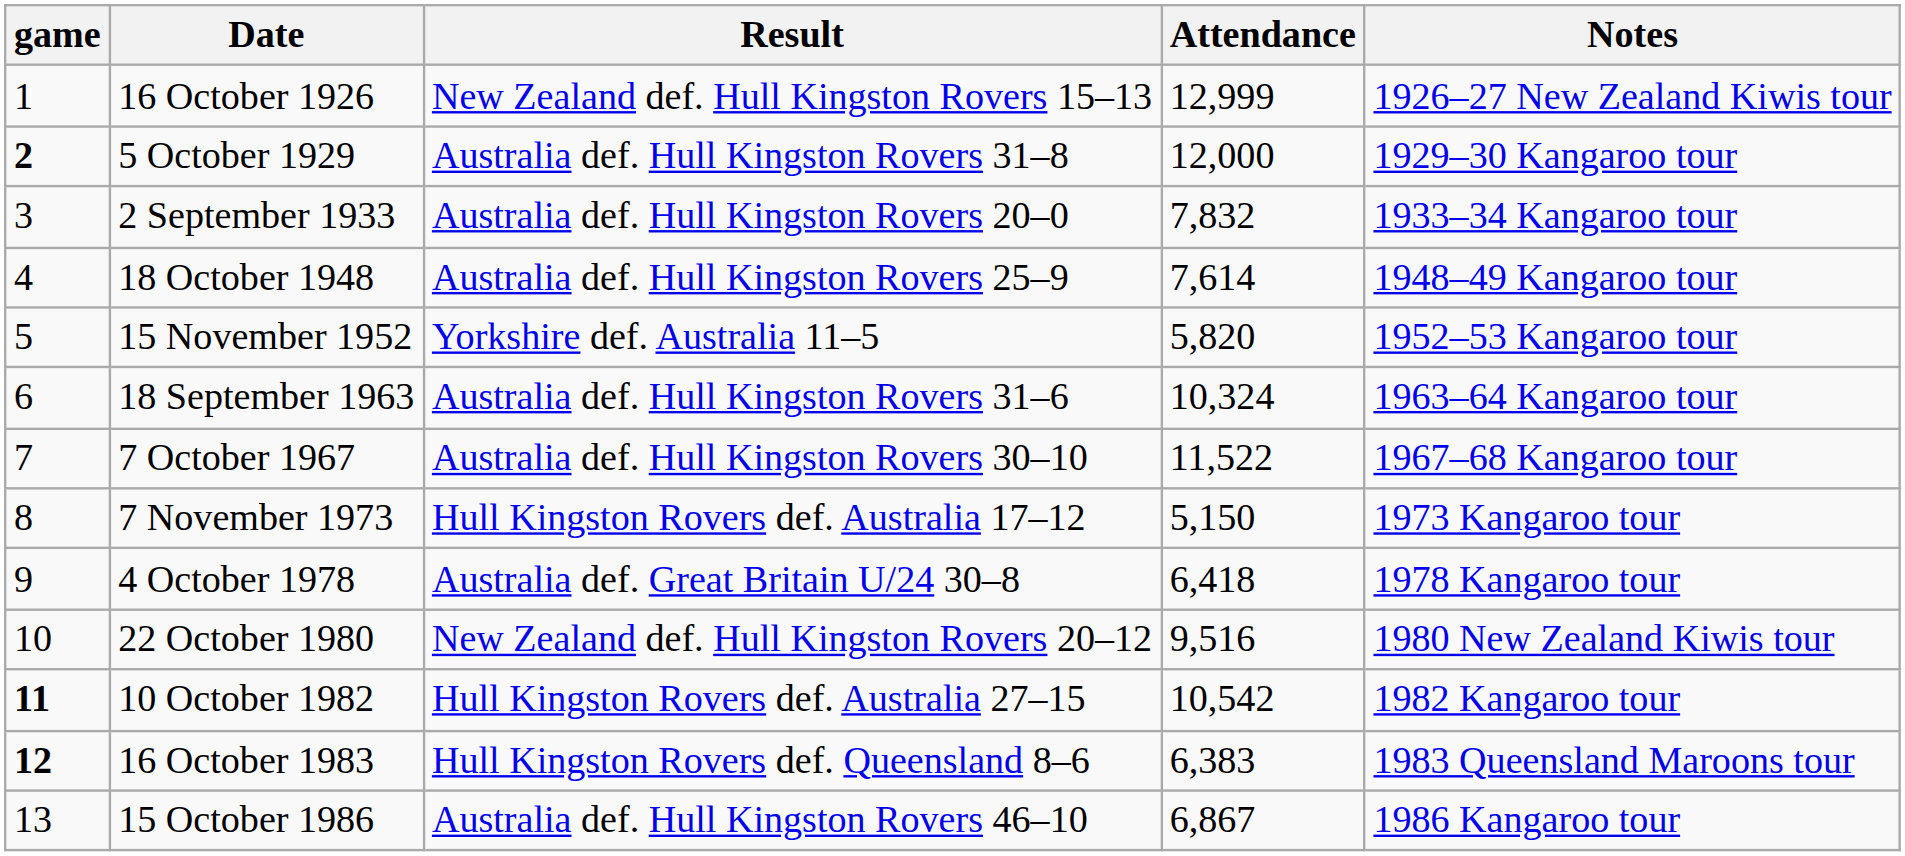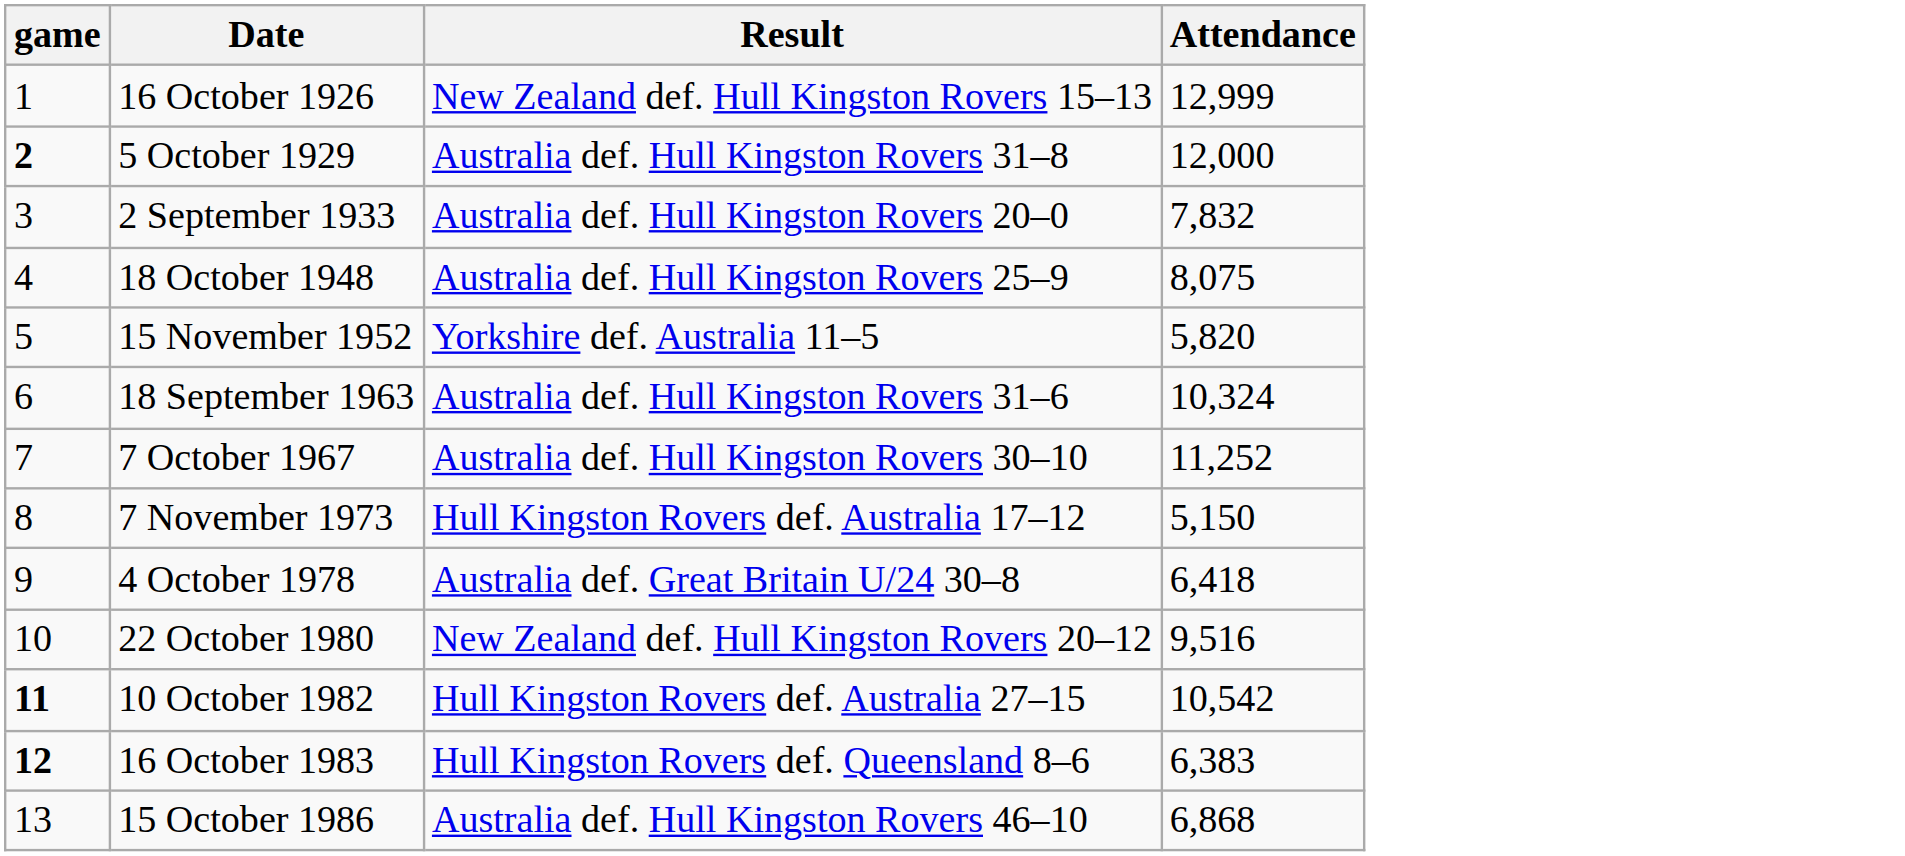- column: (1633, 34)
(1213, 276) 7,614 -> (1213, 276) 8,075
(1221, 457) 11,522 -> (1221, 457) 11,252
(1213, 819) 6,867 -> (1213, 819) 6,868
